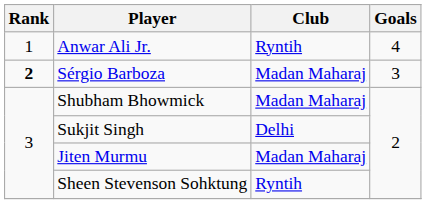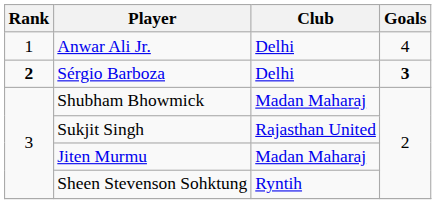(279, 45) Ryntih -> (275, 45) Delhi
(311, 73) Madan Maharaj -> (275, 73) Delhi
(396, 73) normal -> (405, 73) bold
(275, 128) Delhi -> (316, 128) Rajasthan United
